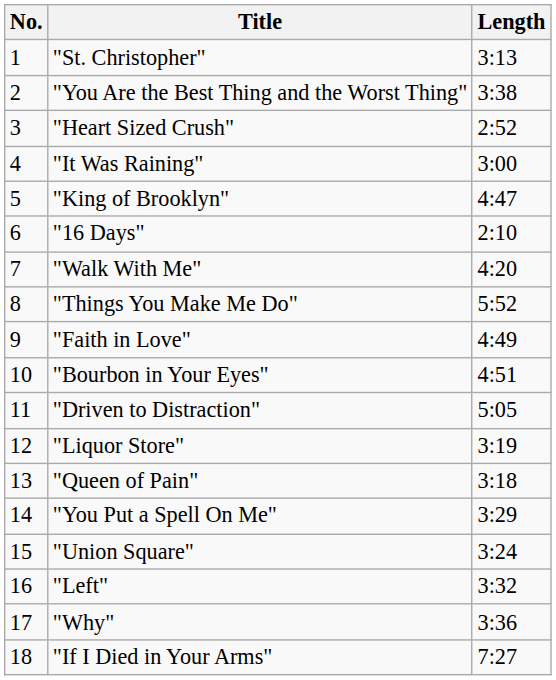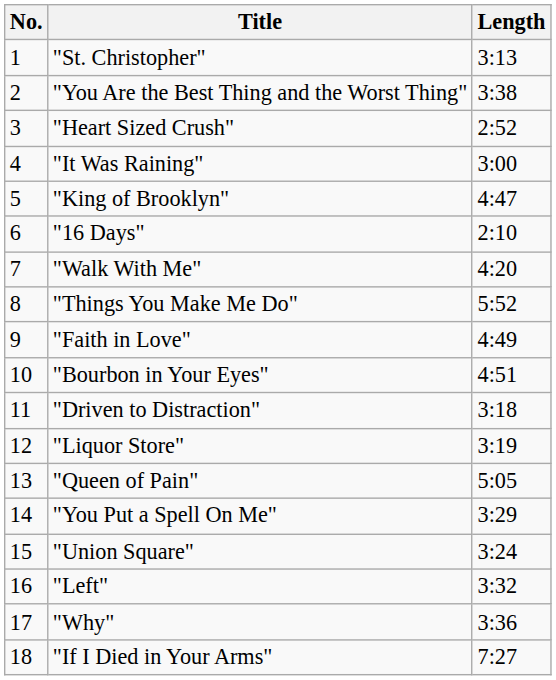(497, 410) 5:05 -> (497, 410) 3:18
(497, 480) 3:18 -> (497, 480) 5:05
